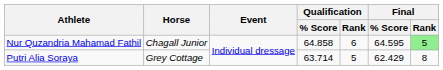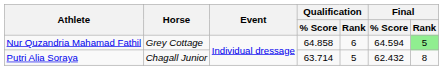(176, 43) Chagall Junior -> (174, 43) Grey Cottage
(389, 43) 64.595 -> (389, 43) 64.594
(174, 58) Grey Cottage -> (176, 58) Chagall Junior
(389, 58) 62.429 -> (389, 58) 62.432
